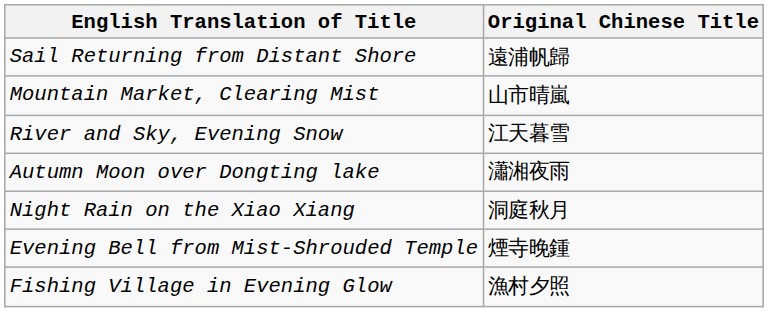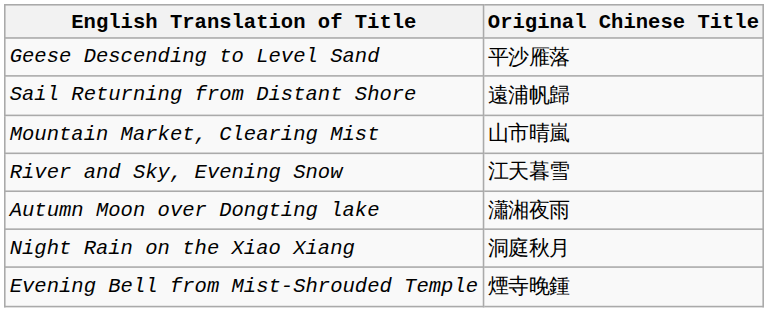+ row: (195, 57)
- row: (201, 287)
